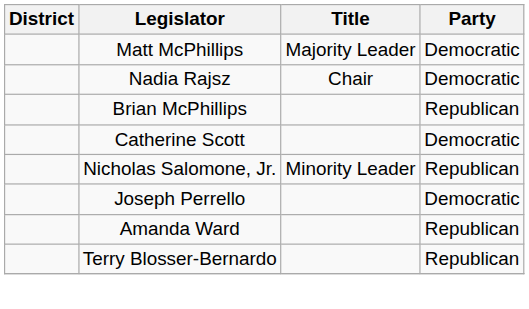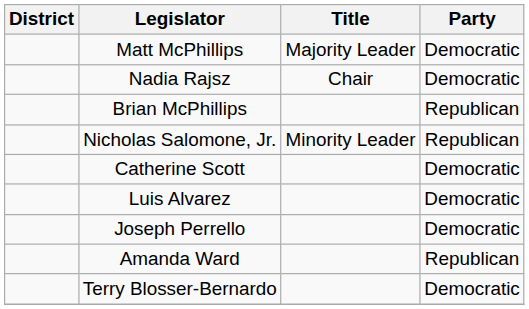rows swapped: (180, 169) <-> (180, 139)
+ row: (180, 199)
(472, 259) Republican -> (472, 288) Democratic
